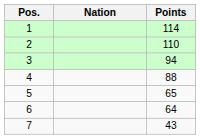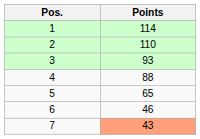- column: (100, 12)
(171, 61) 94 -> (148, 61) 93
(171, 110) 64 -> (148, 110) 46
(171, 126) no background -> (148, 126) lightsalmon background
